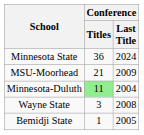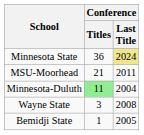(126, 56) no background -> (126, 56) khaki background
(126, 72) 2009 -> (126, 72) 2011
